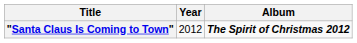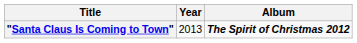(190, 29) 2012 -> (190, 29) 2013
